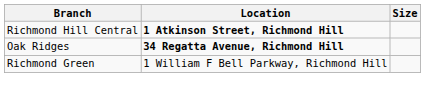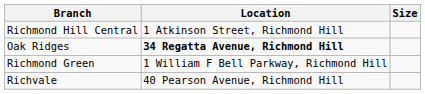(244, 30) bold -> (244, 30) normal
+ row: (32, 81)
